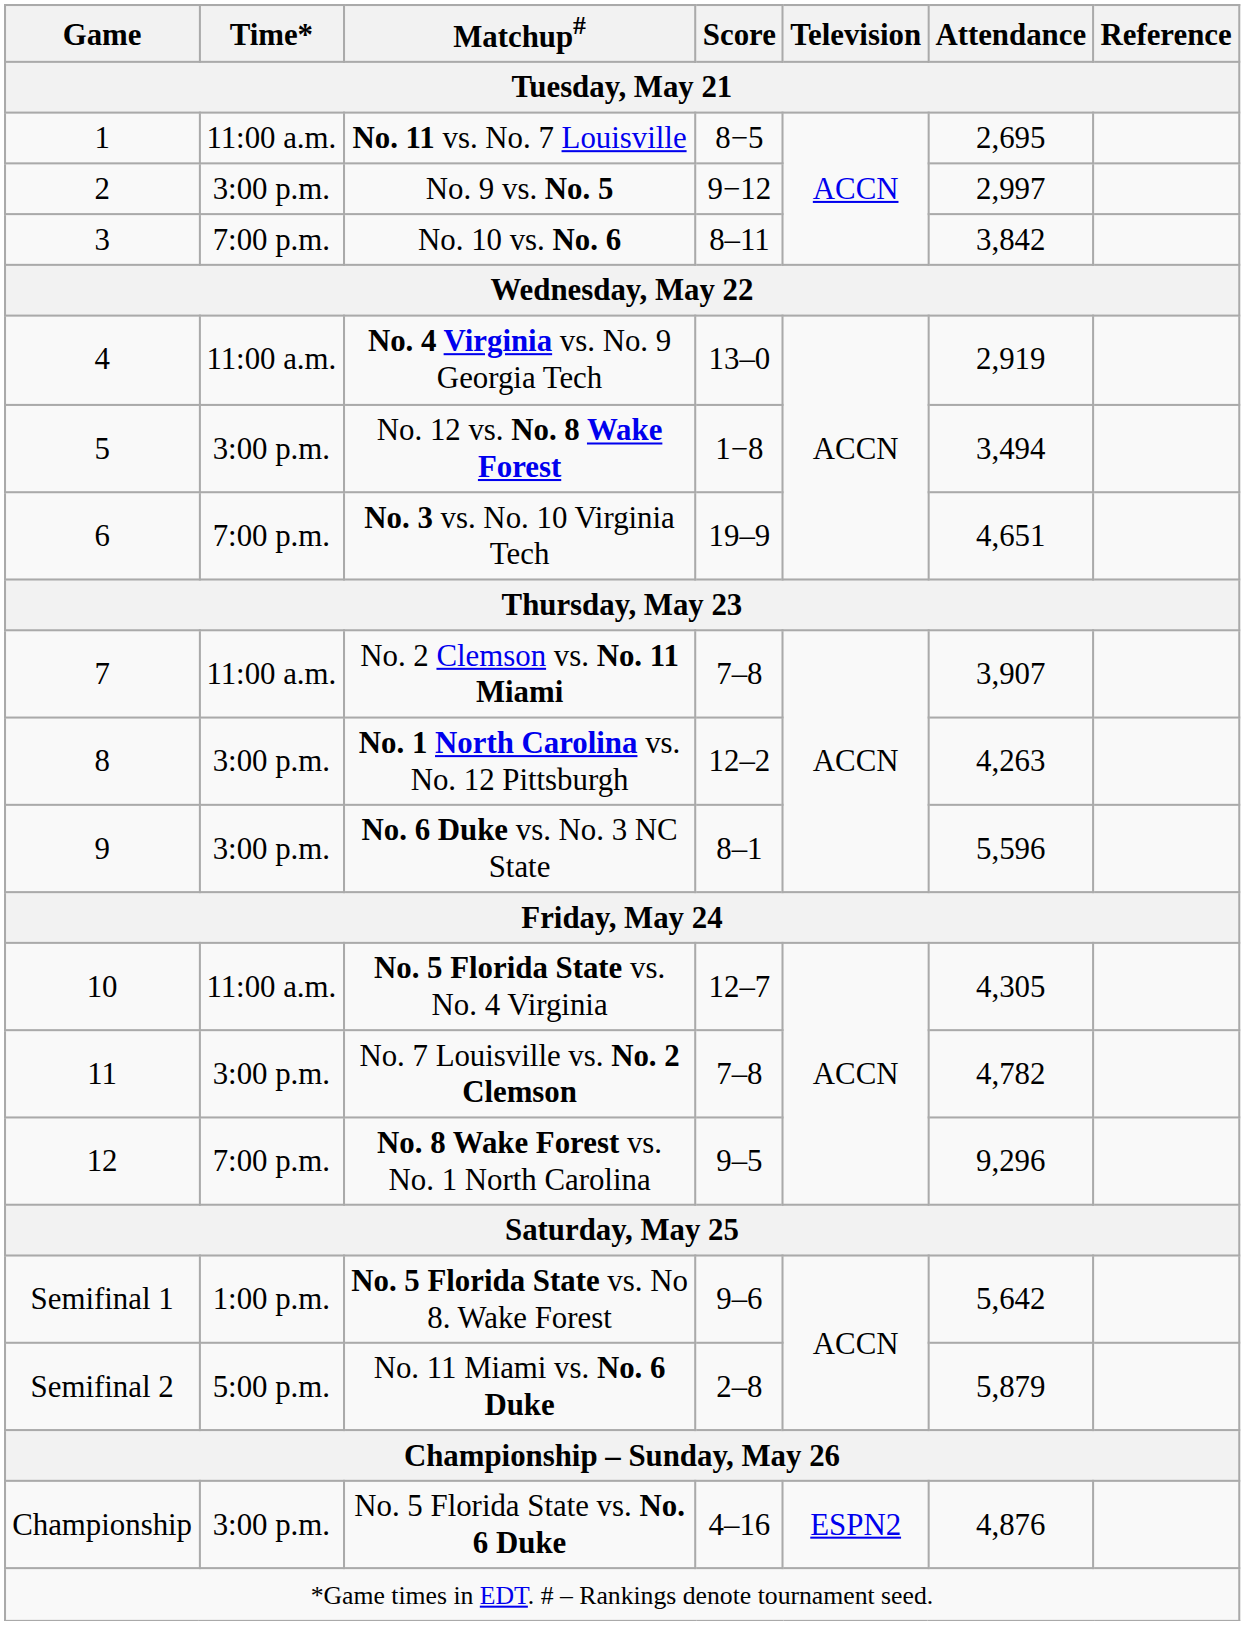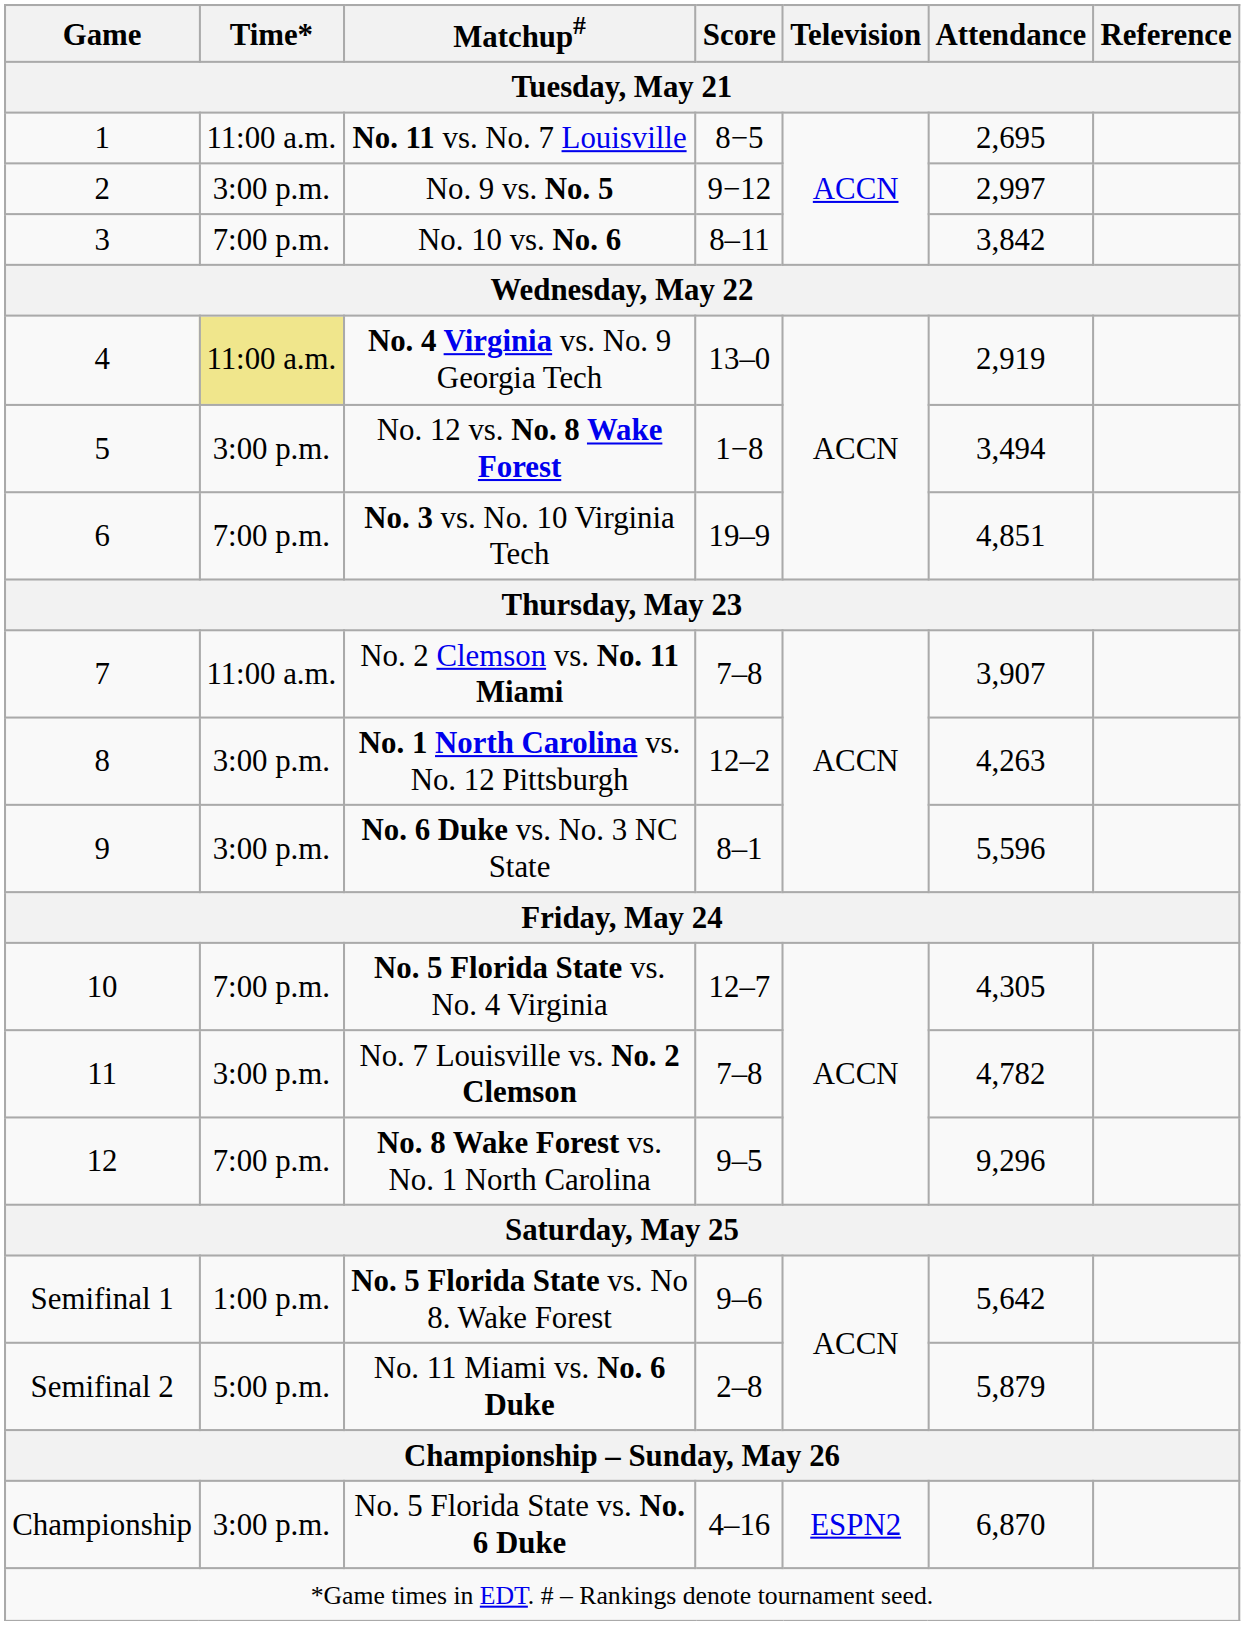(271, 359) no background -> (271, 359) khaki background
(1011, 534) 4,651 -> (1011, 534) 4,851
(271, 986) 11:00 a.m. -> (271, 986) 7:00 p.m.
(1011, 1524) 4,876 -> (1011, 1524) 6,870
